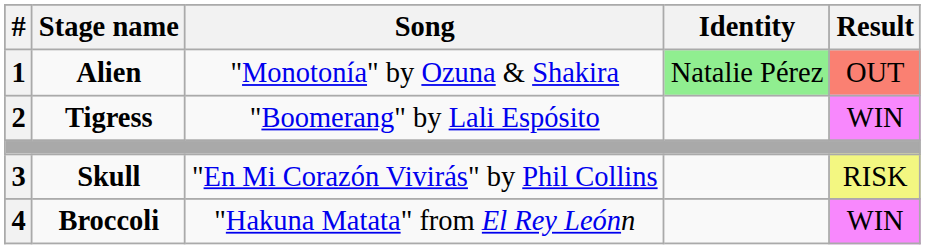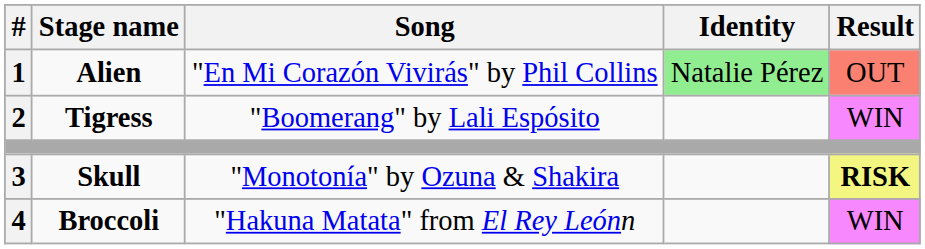(425, 72) "Monotonía" by Ozuna & Shakira -> (425, 72) "En Mi Corazón Vivirás" by Phil Collins
(425, 175) "En Mi Corazón Vivirás" by Phil Collins -> (425, 175) "Monotonía" by Ozuna & Shakira
(875, 175) normal -> (875, 175) bold
